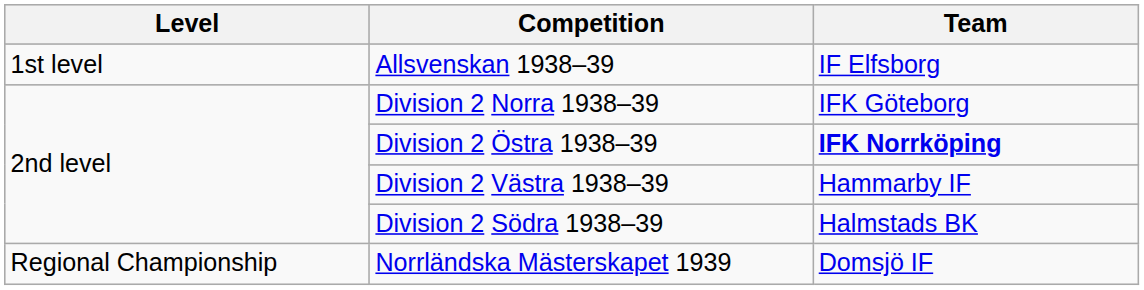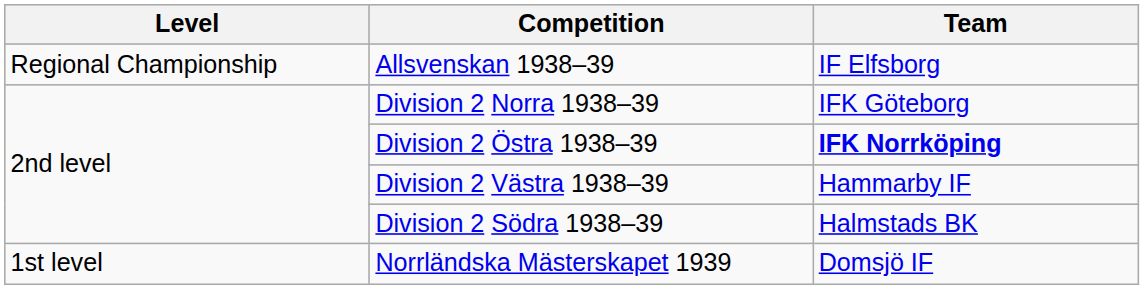(57, 64) 1st level -> (144, 64) Regional Championship
(144, 263) Regional Championship -> (57, 263) 1st level
